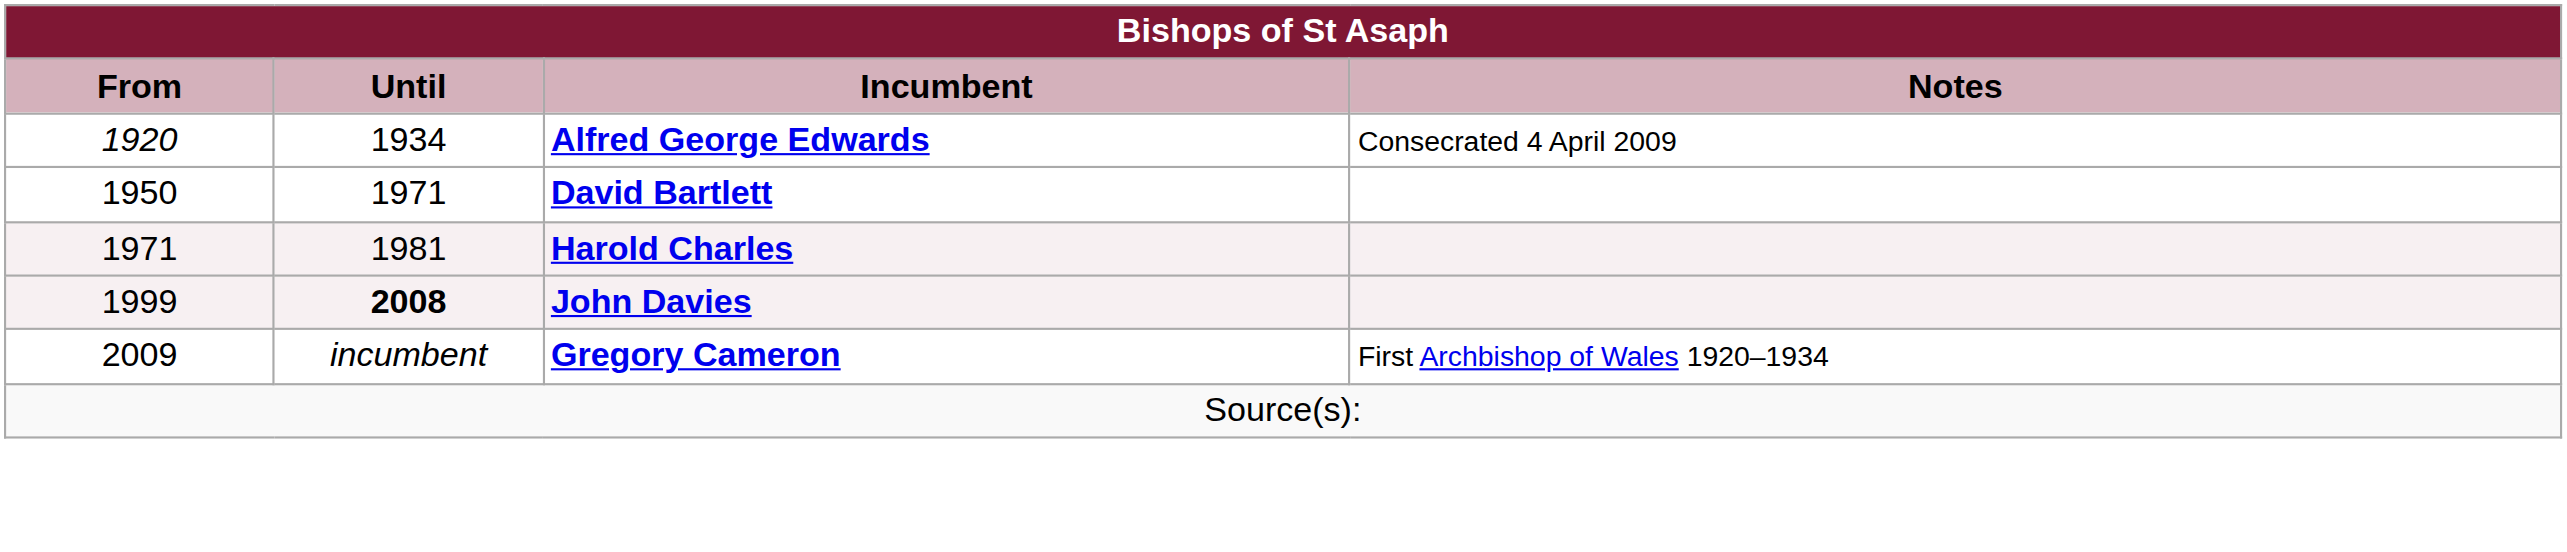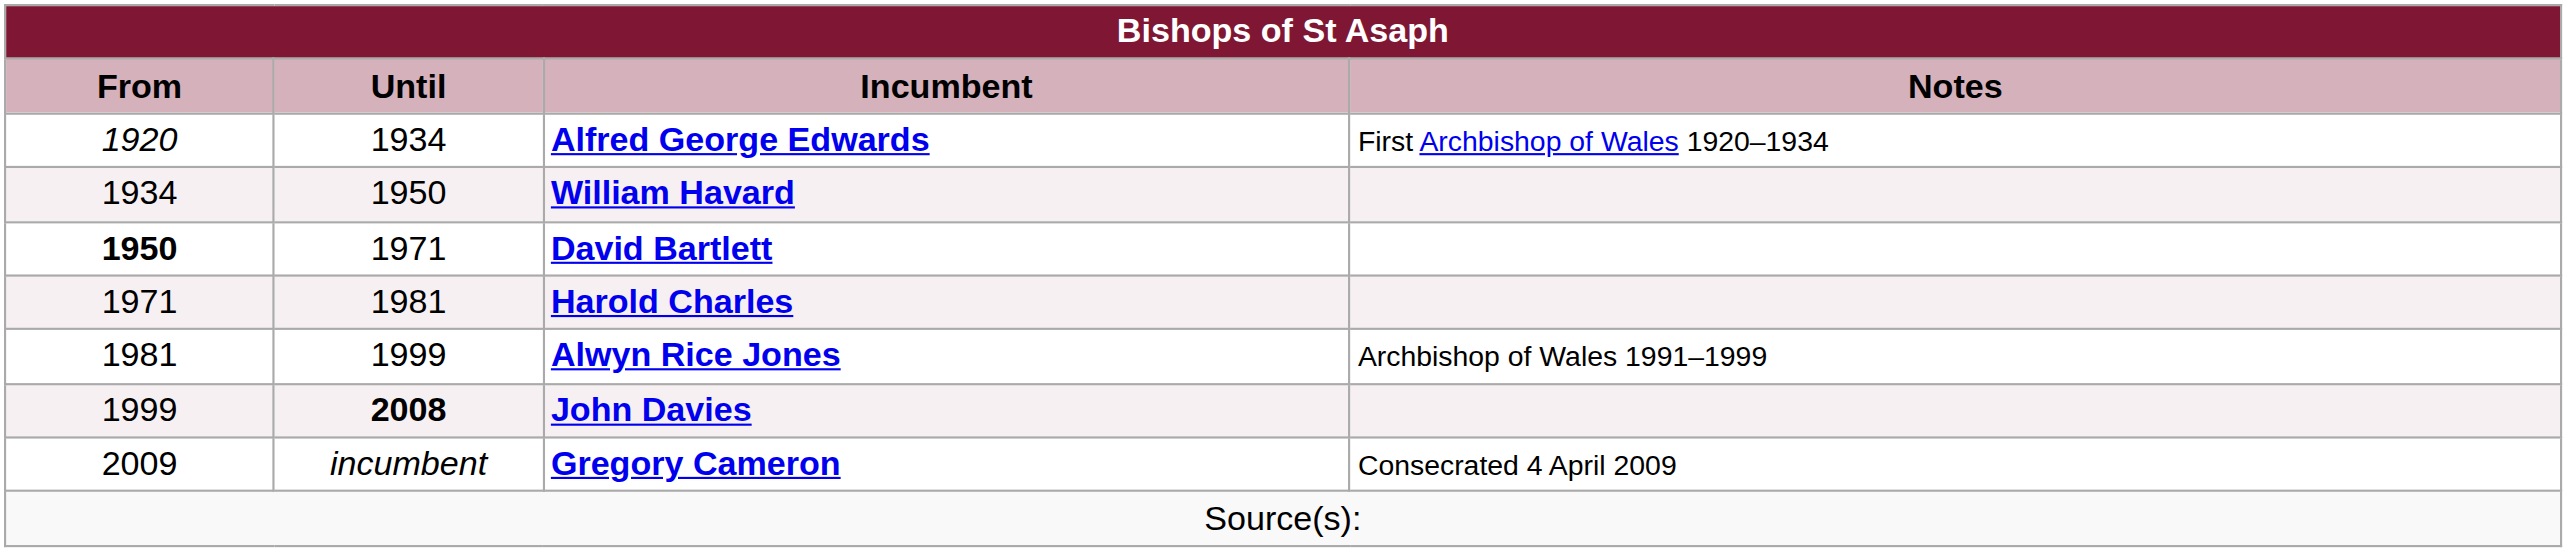(1517, 141) Consecrated 4 April 2009 -> (1593, 141) First Archbishop of Wales 1920–1934
+ row: (673, 193)
(140, 193) normal -> (140, 247) bold
+ row: (696, 355)
(1593, 357) First Archbishop of Wales 1920–1934 -> (1517, 466) Consecrated 4 April 2009
